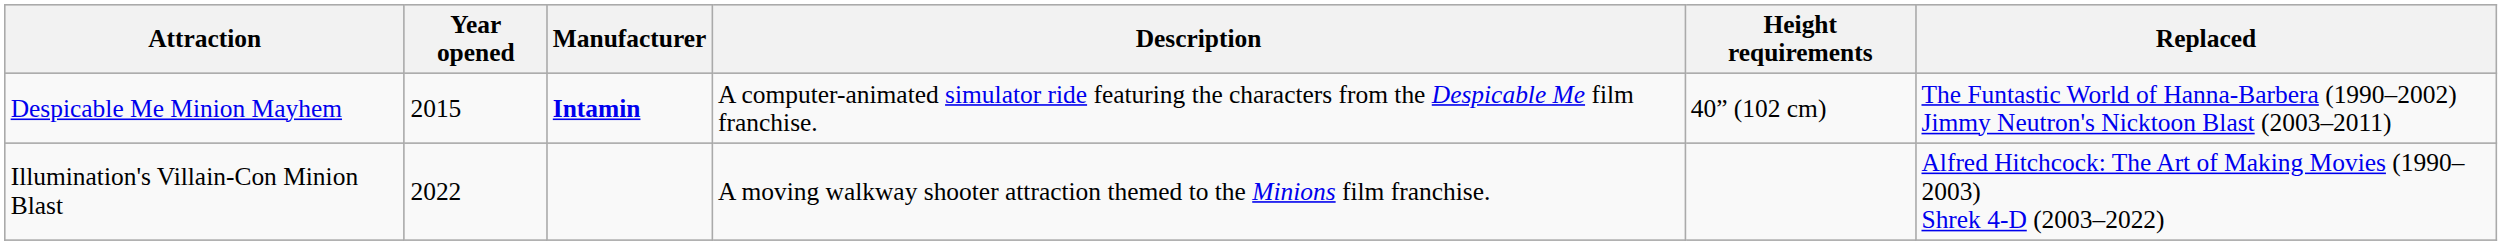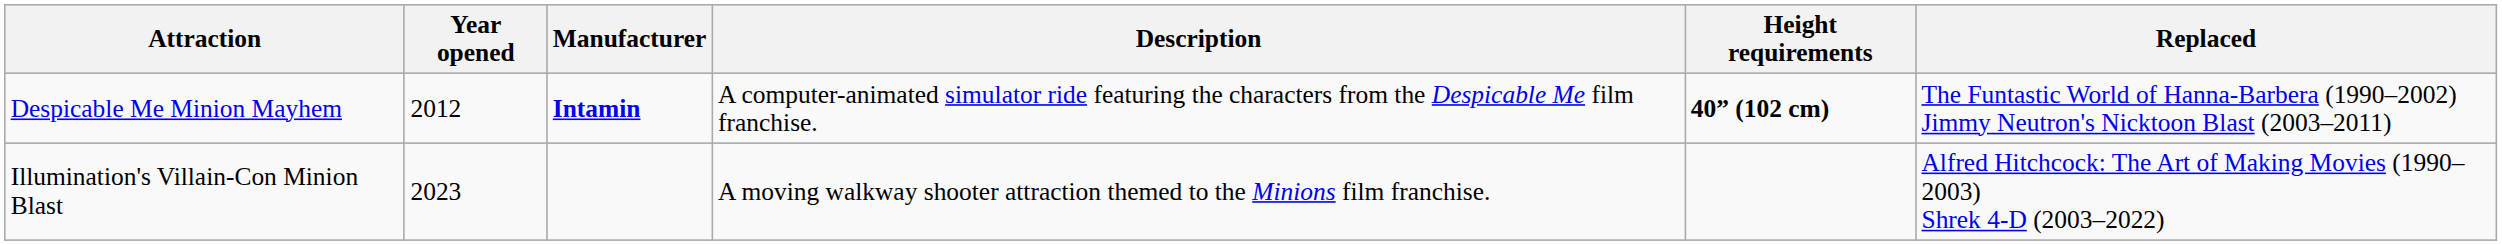(436, 107) 2015 -> (436, 107) 2012
(1759, 107) normal -> (1760, 107) bold
(436, 191) 2022 -> (436, 191) 2023
